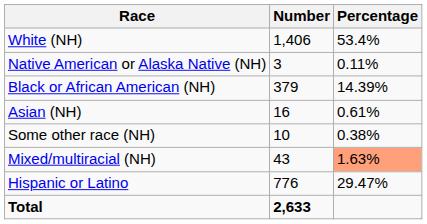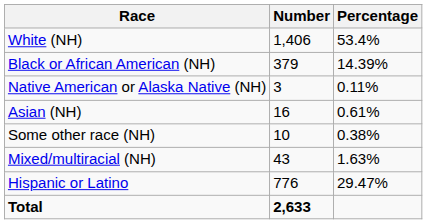rows swapped: (112, 87) <-> (137, 64)
(358, 159) lightsalmon background -> (358, 159) no background
